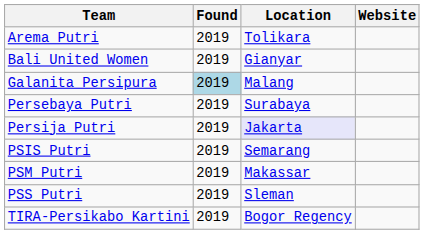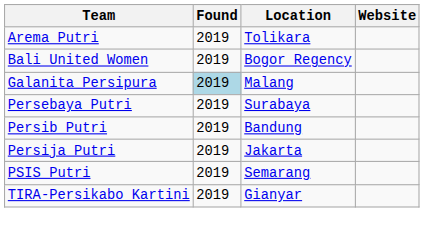(273, 61) Gianyar -> (298, 61) Bogor Regency
+ row: (57, 128)
(273, 128) lavender background -> (273, 151) no background
- row: (45, 173)
- row: (45, 195)
(298, 218) Bogor Regency -> (273, 195) Gianyar
